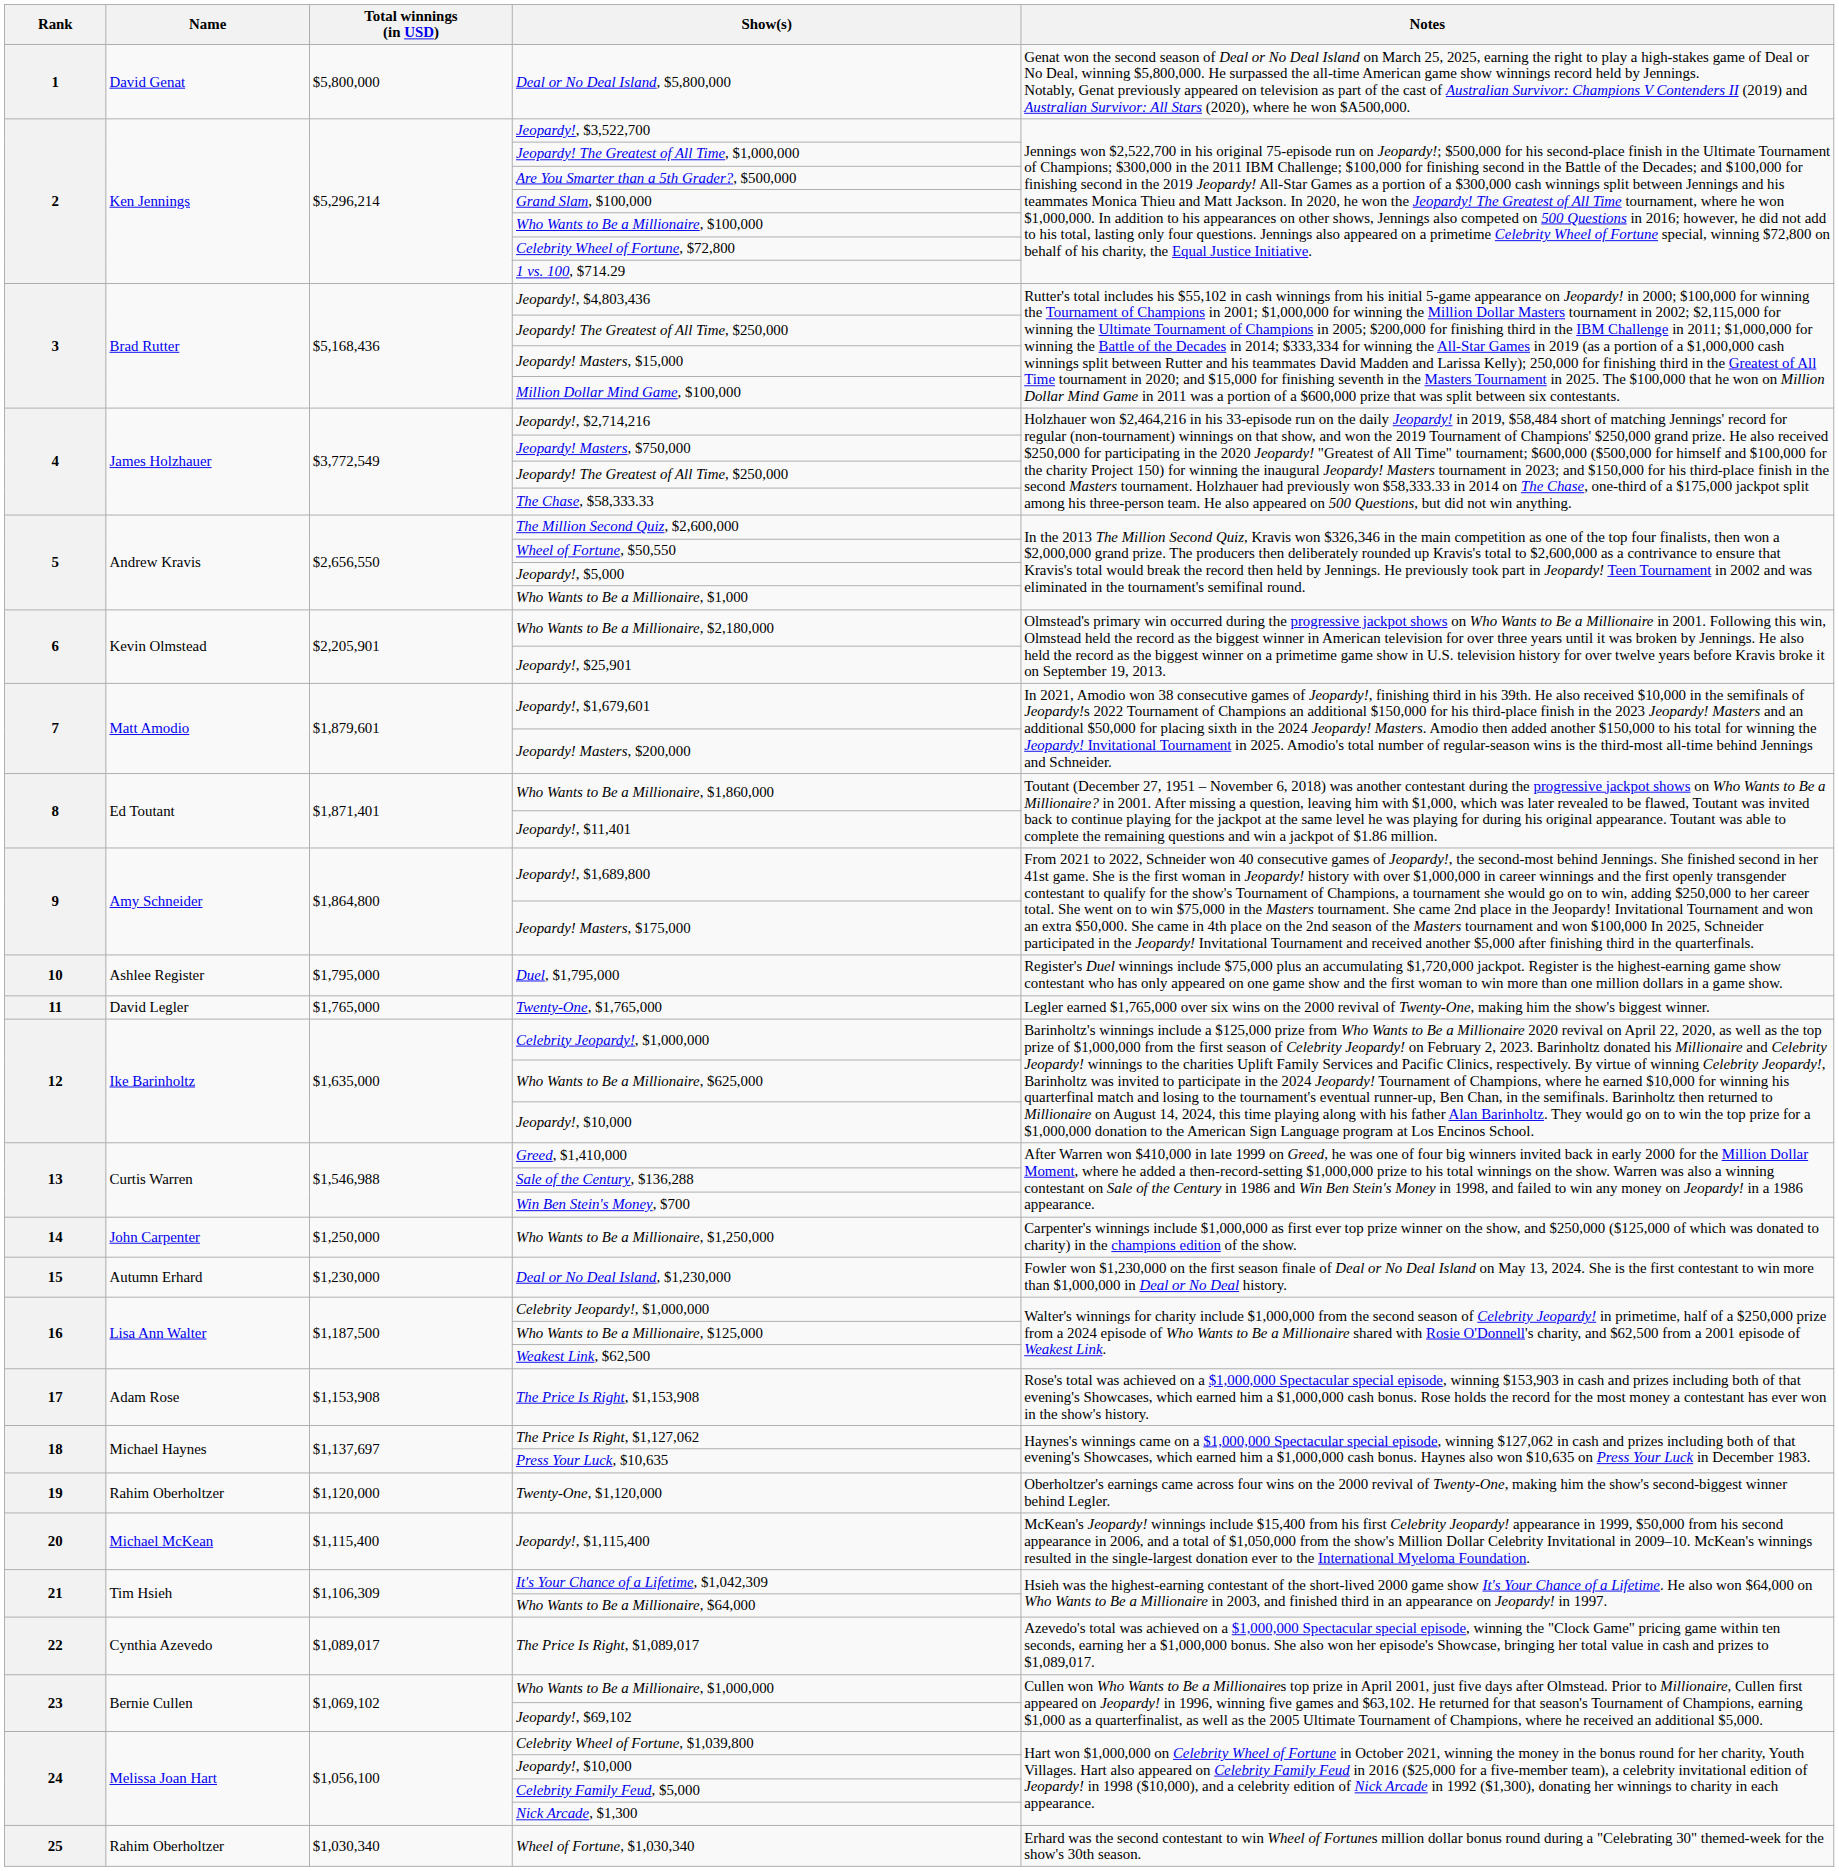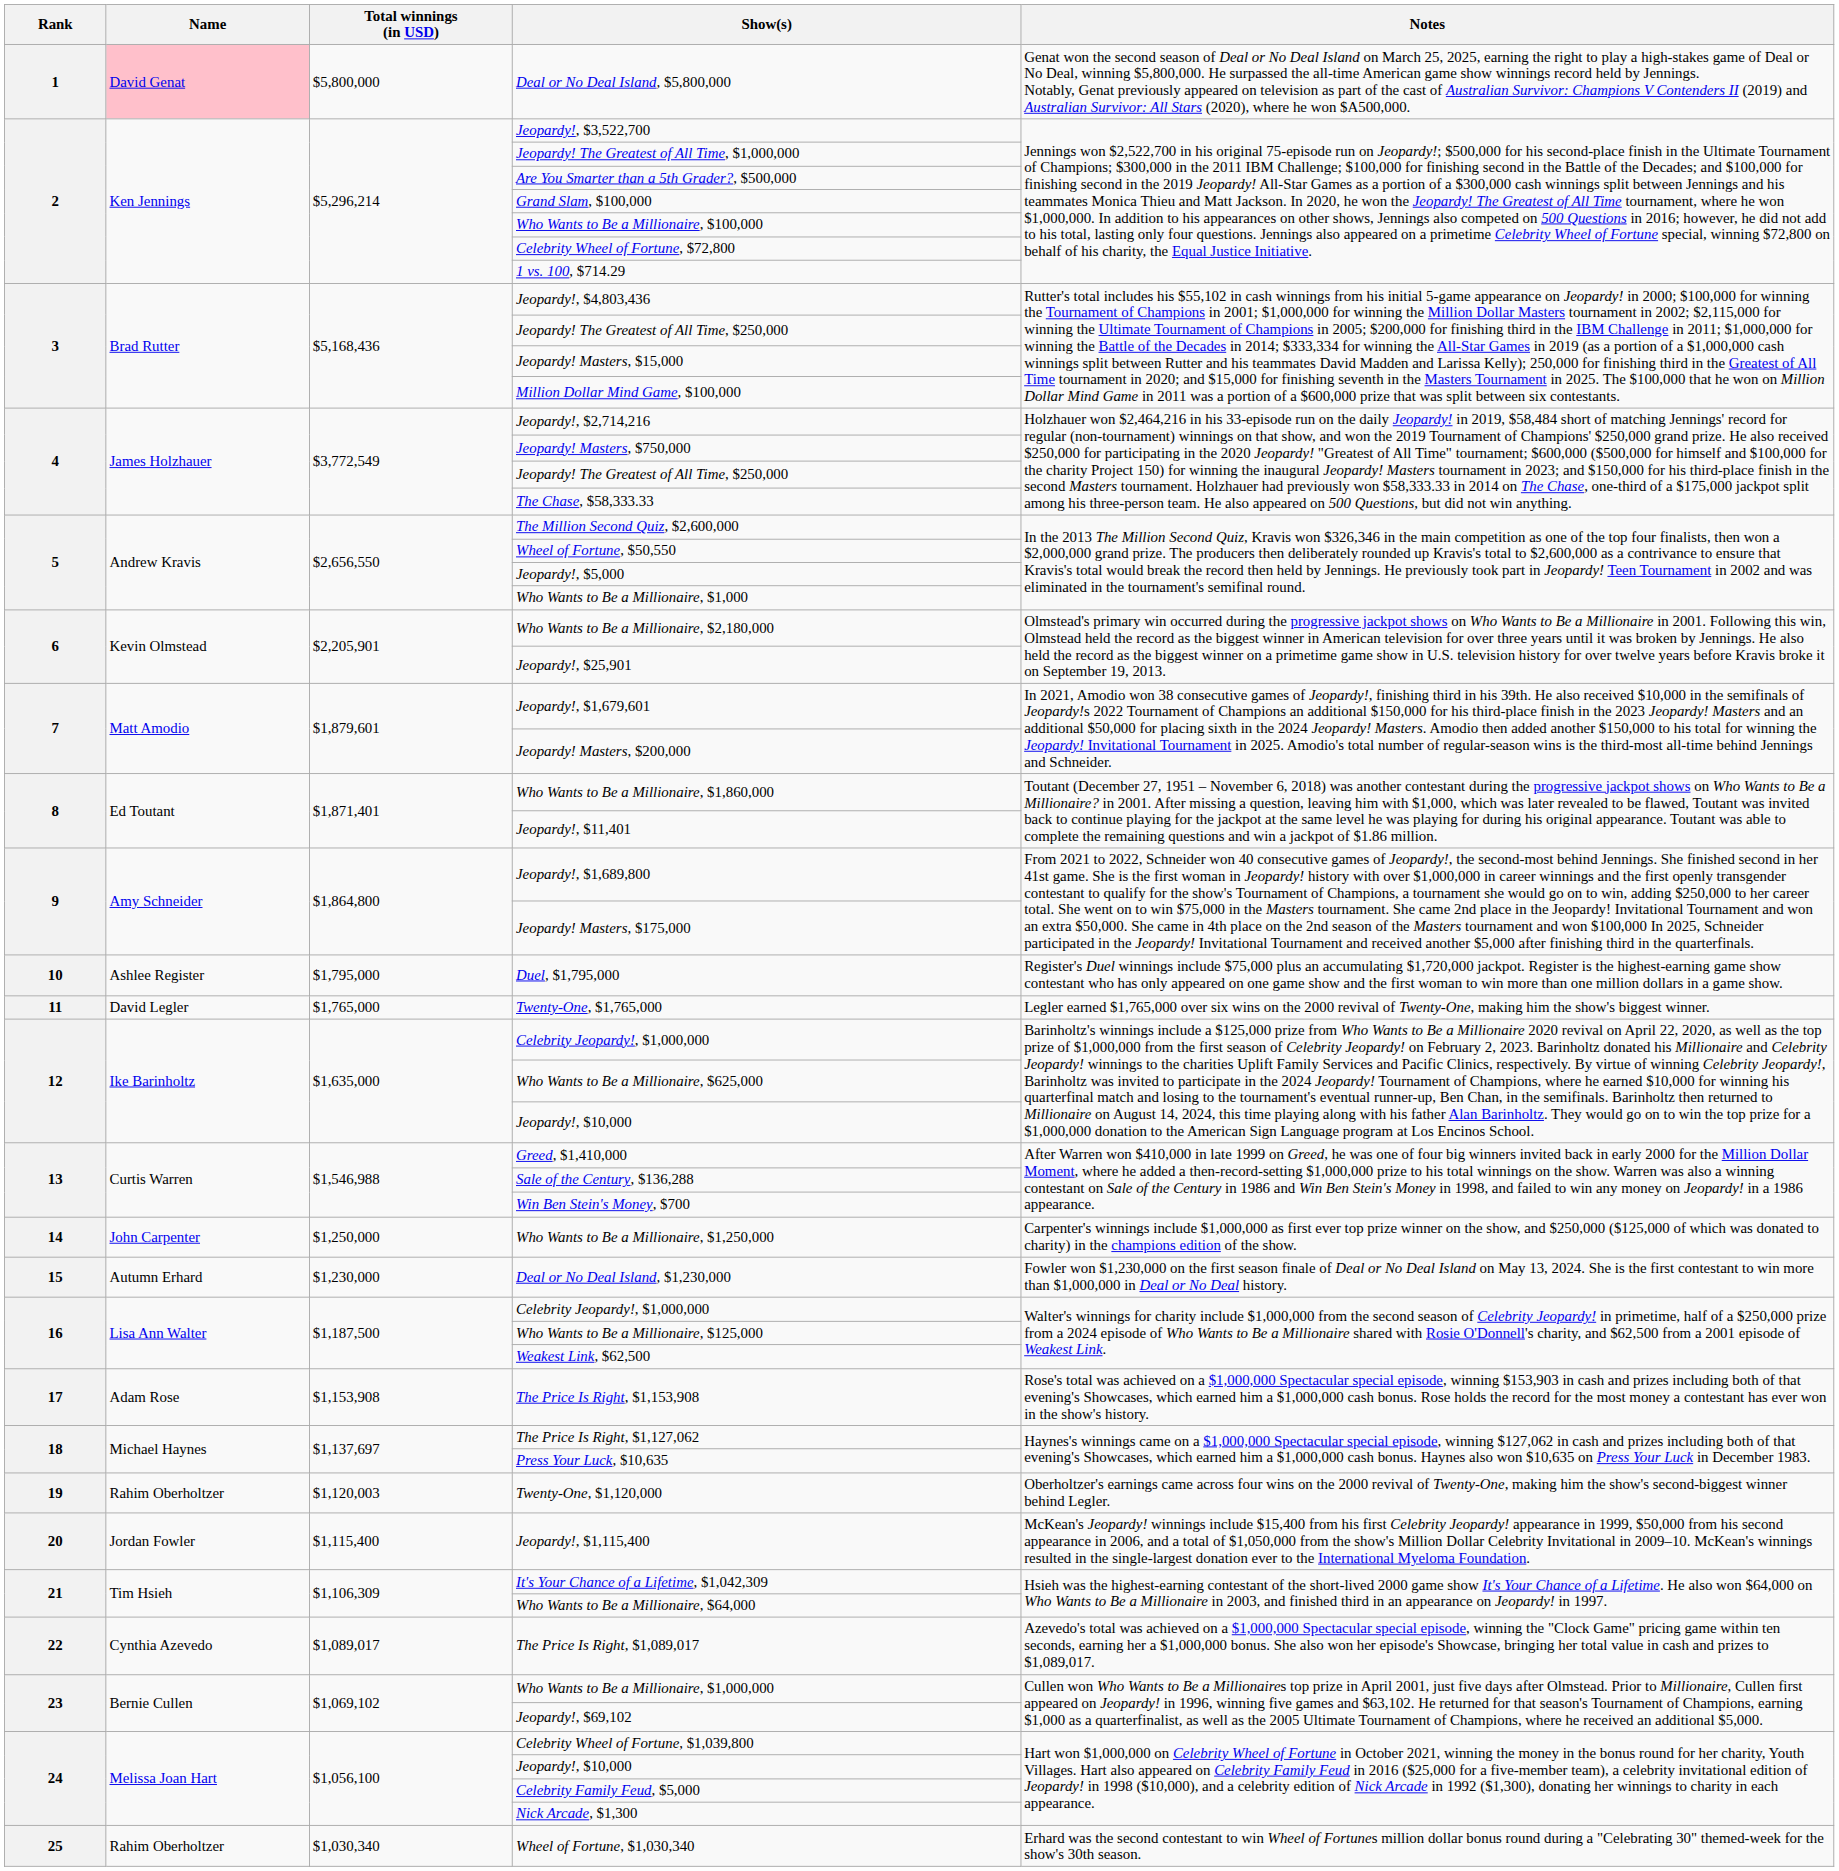(147, 81) no background -> (147, 81) pink background
(346, 1492) $1,120,000 -> (346, 1492) $1,120,003
(161, 1541) Michael McKean -> (152, 1541) Jordan Fowler
